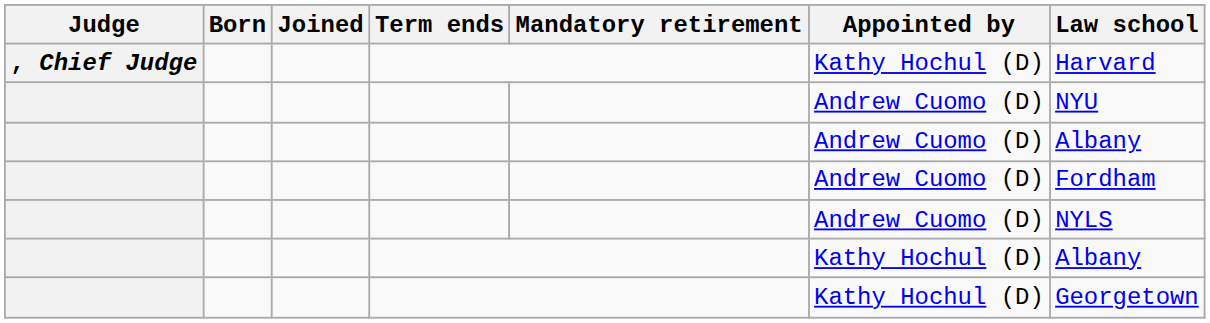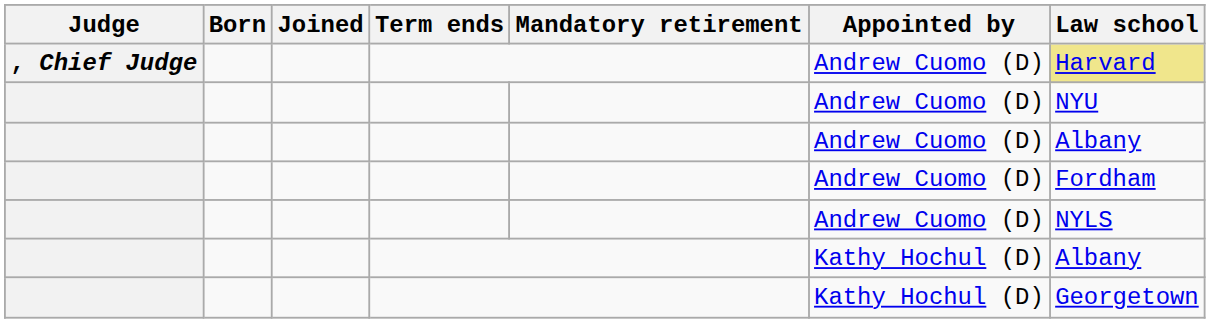(929, 63) Kathy Hochul (D) -> (929, 63) Andrew Cuomo (D)
(1105, 63) no background -> (1105, 63) khaki background
